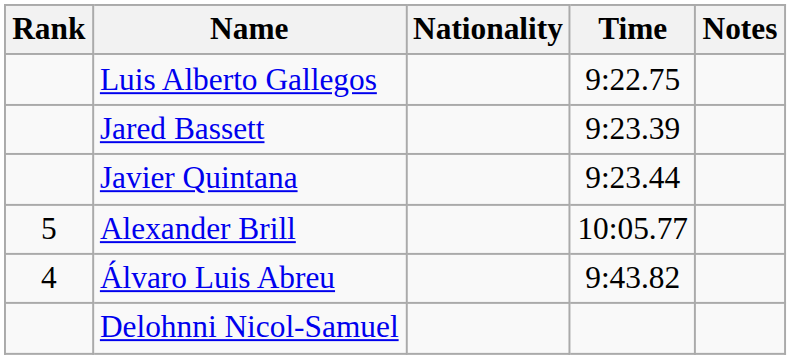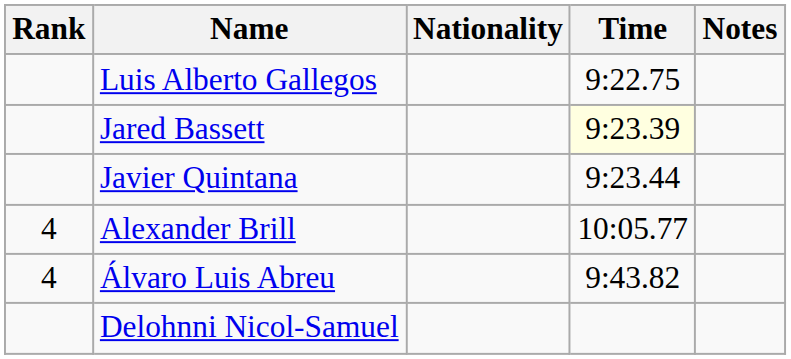(633, 128) no background -> (633, 128) lightyellow background
(49, 228) 5 -> (49, 228) 4
